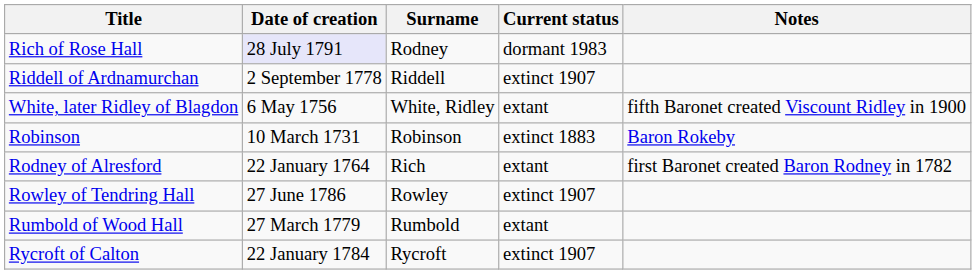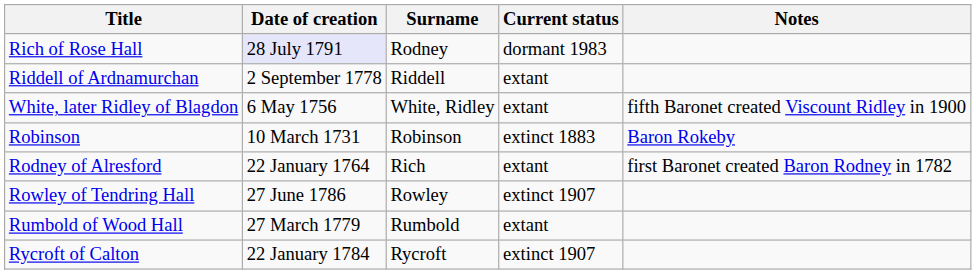(549, 78) extinct 1907 -> (526, 78) extant
